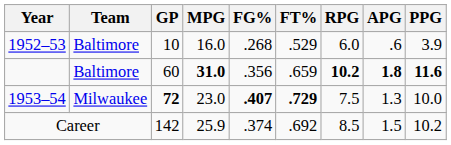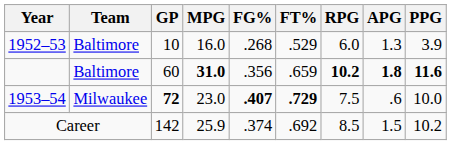(395, 45) .6 -> (391, 45) 1.3
(391, 99) 1.3 -> (395, 99) .6
